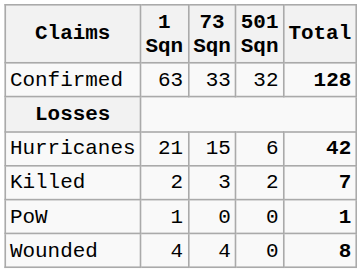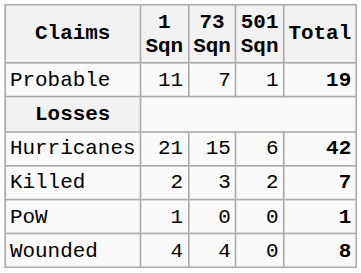- row: (66, 80)
+ row: (60, 80)
